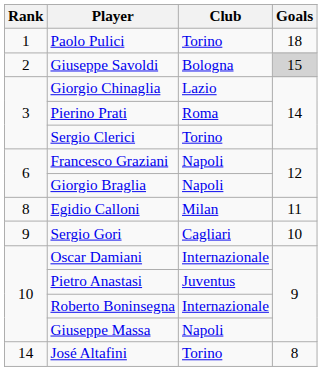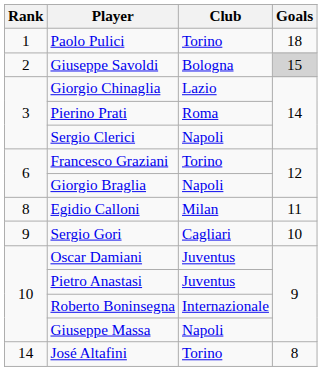(202, 137) Torino -> (203, 137) Napoli
(203, 161) Napoli -> (202, 161) Torino
(225, 257) Internazionale -> (209, 257) Juventus
